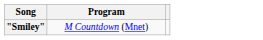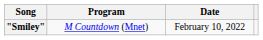+ column: (210, 12)
